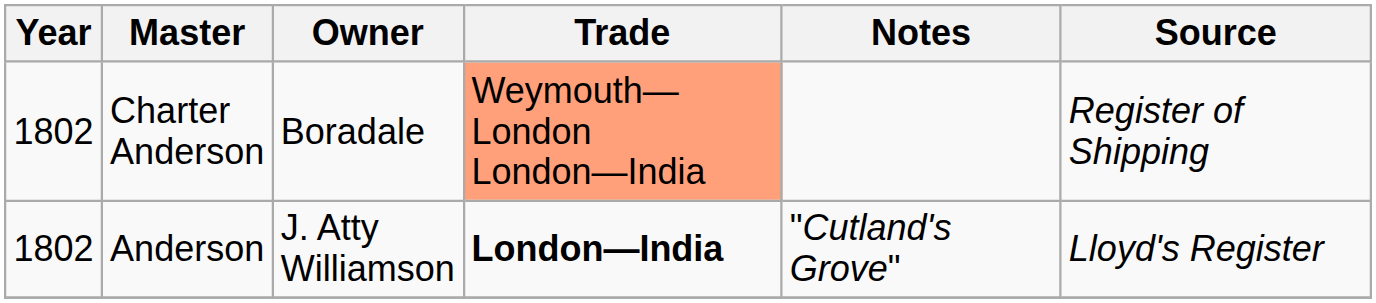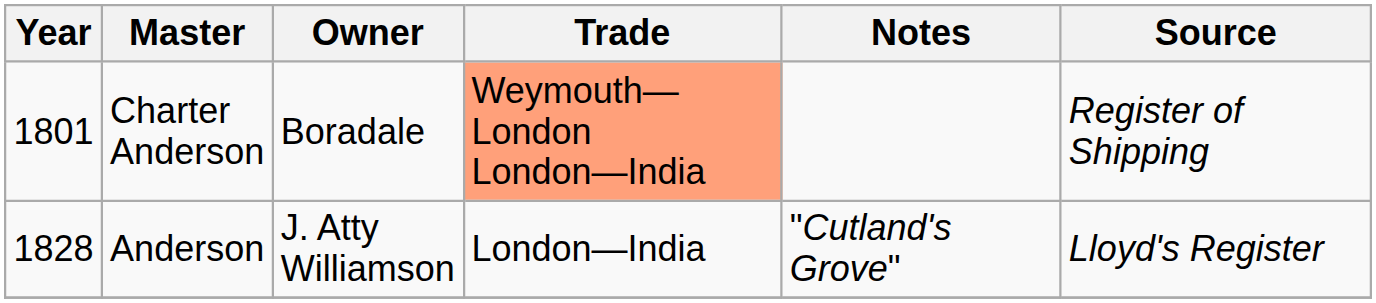(53, 130) 1802 -> (53, 130) 1801
(53, 248) 1802 -> (53, 248) 1828
(597, 248) bold -> (589, 248) normal
